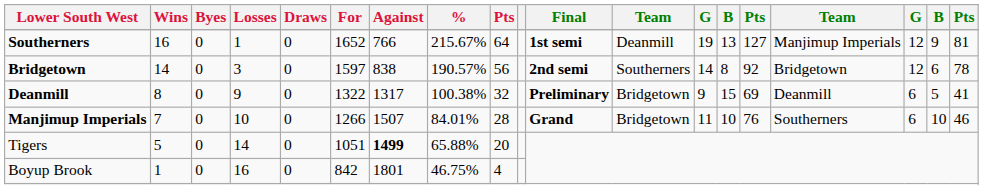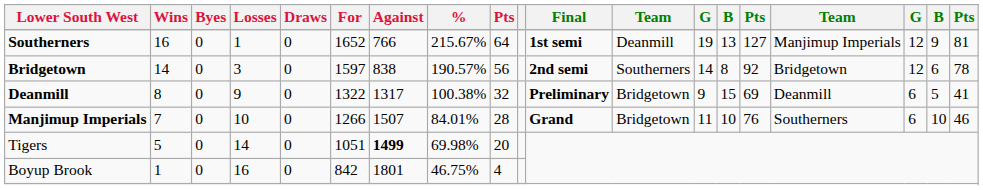(455, 144) 65.88% -> (455, 144) 69.98%
